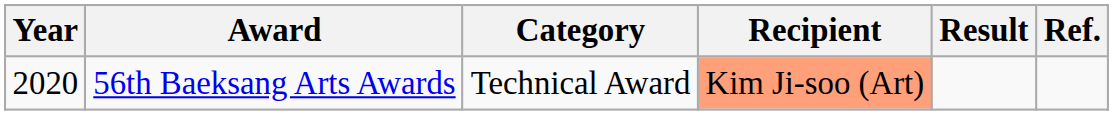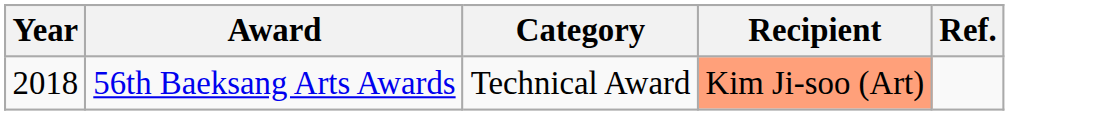- column: (984, 30)
(45, 82) 2020 -> (45, 82) 2018
